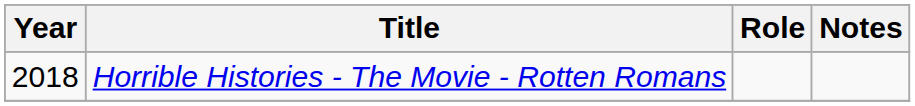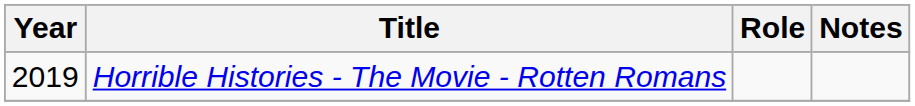(45, 76) 2018 -> (45, 76) 2019
